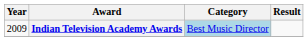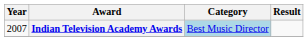(17, 28) 2009 -> (17, 28) 2007
